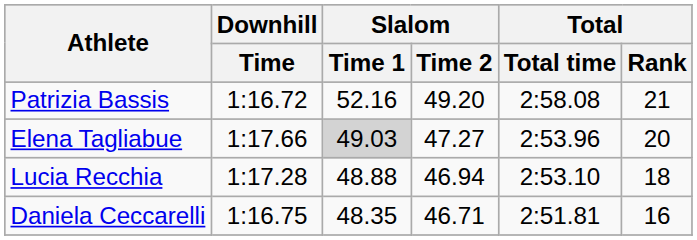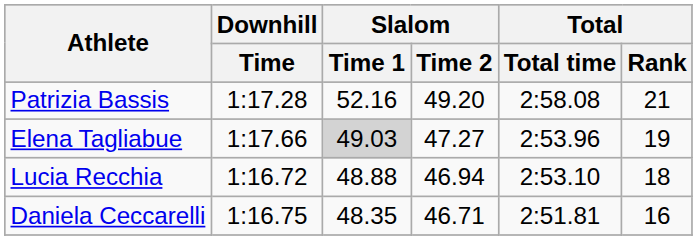(267, 101) 1:16.72 -> (267, 101) 1:17.28
(657, 139) 20 -> (657, 139) 19
(267, 177) 1:17.28 -> (267, 177) 1:16.72
